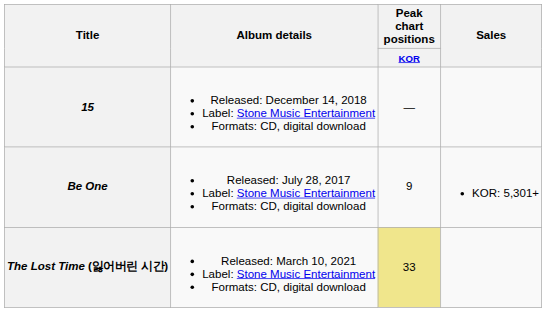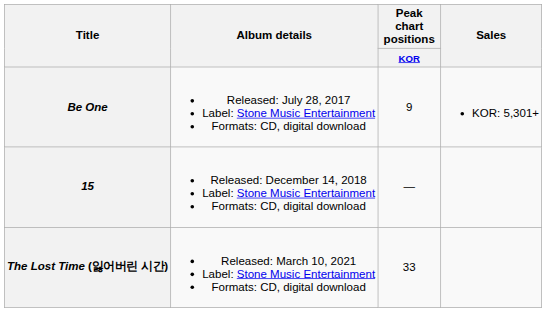rows swapped: (88, 187) <-> (88, 107)
(409, 267) khaki background -> (409, 267) no background
